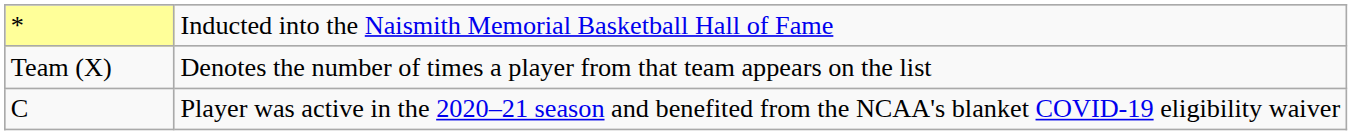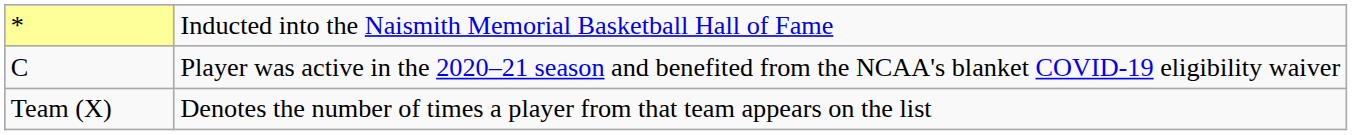rows swapped: (61, 66) <-> (20, 108)
